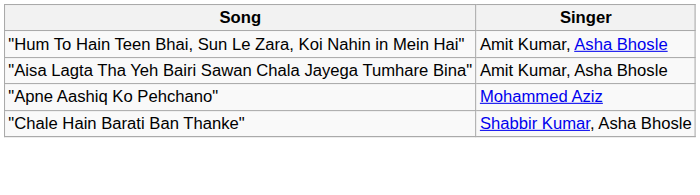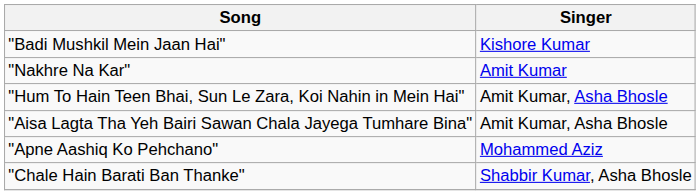+ row: (117, 44)
+ row: (69, 70)
